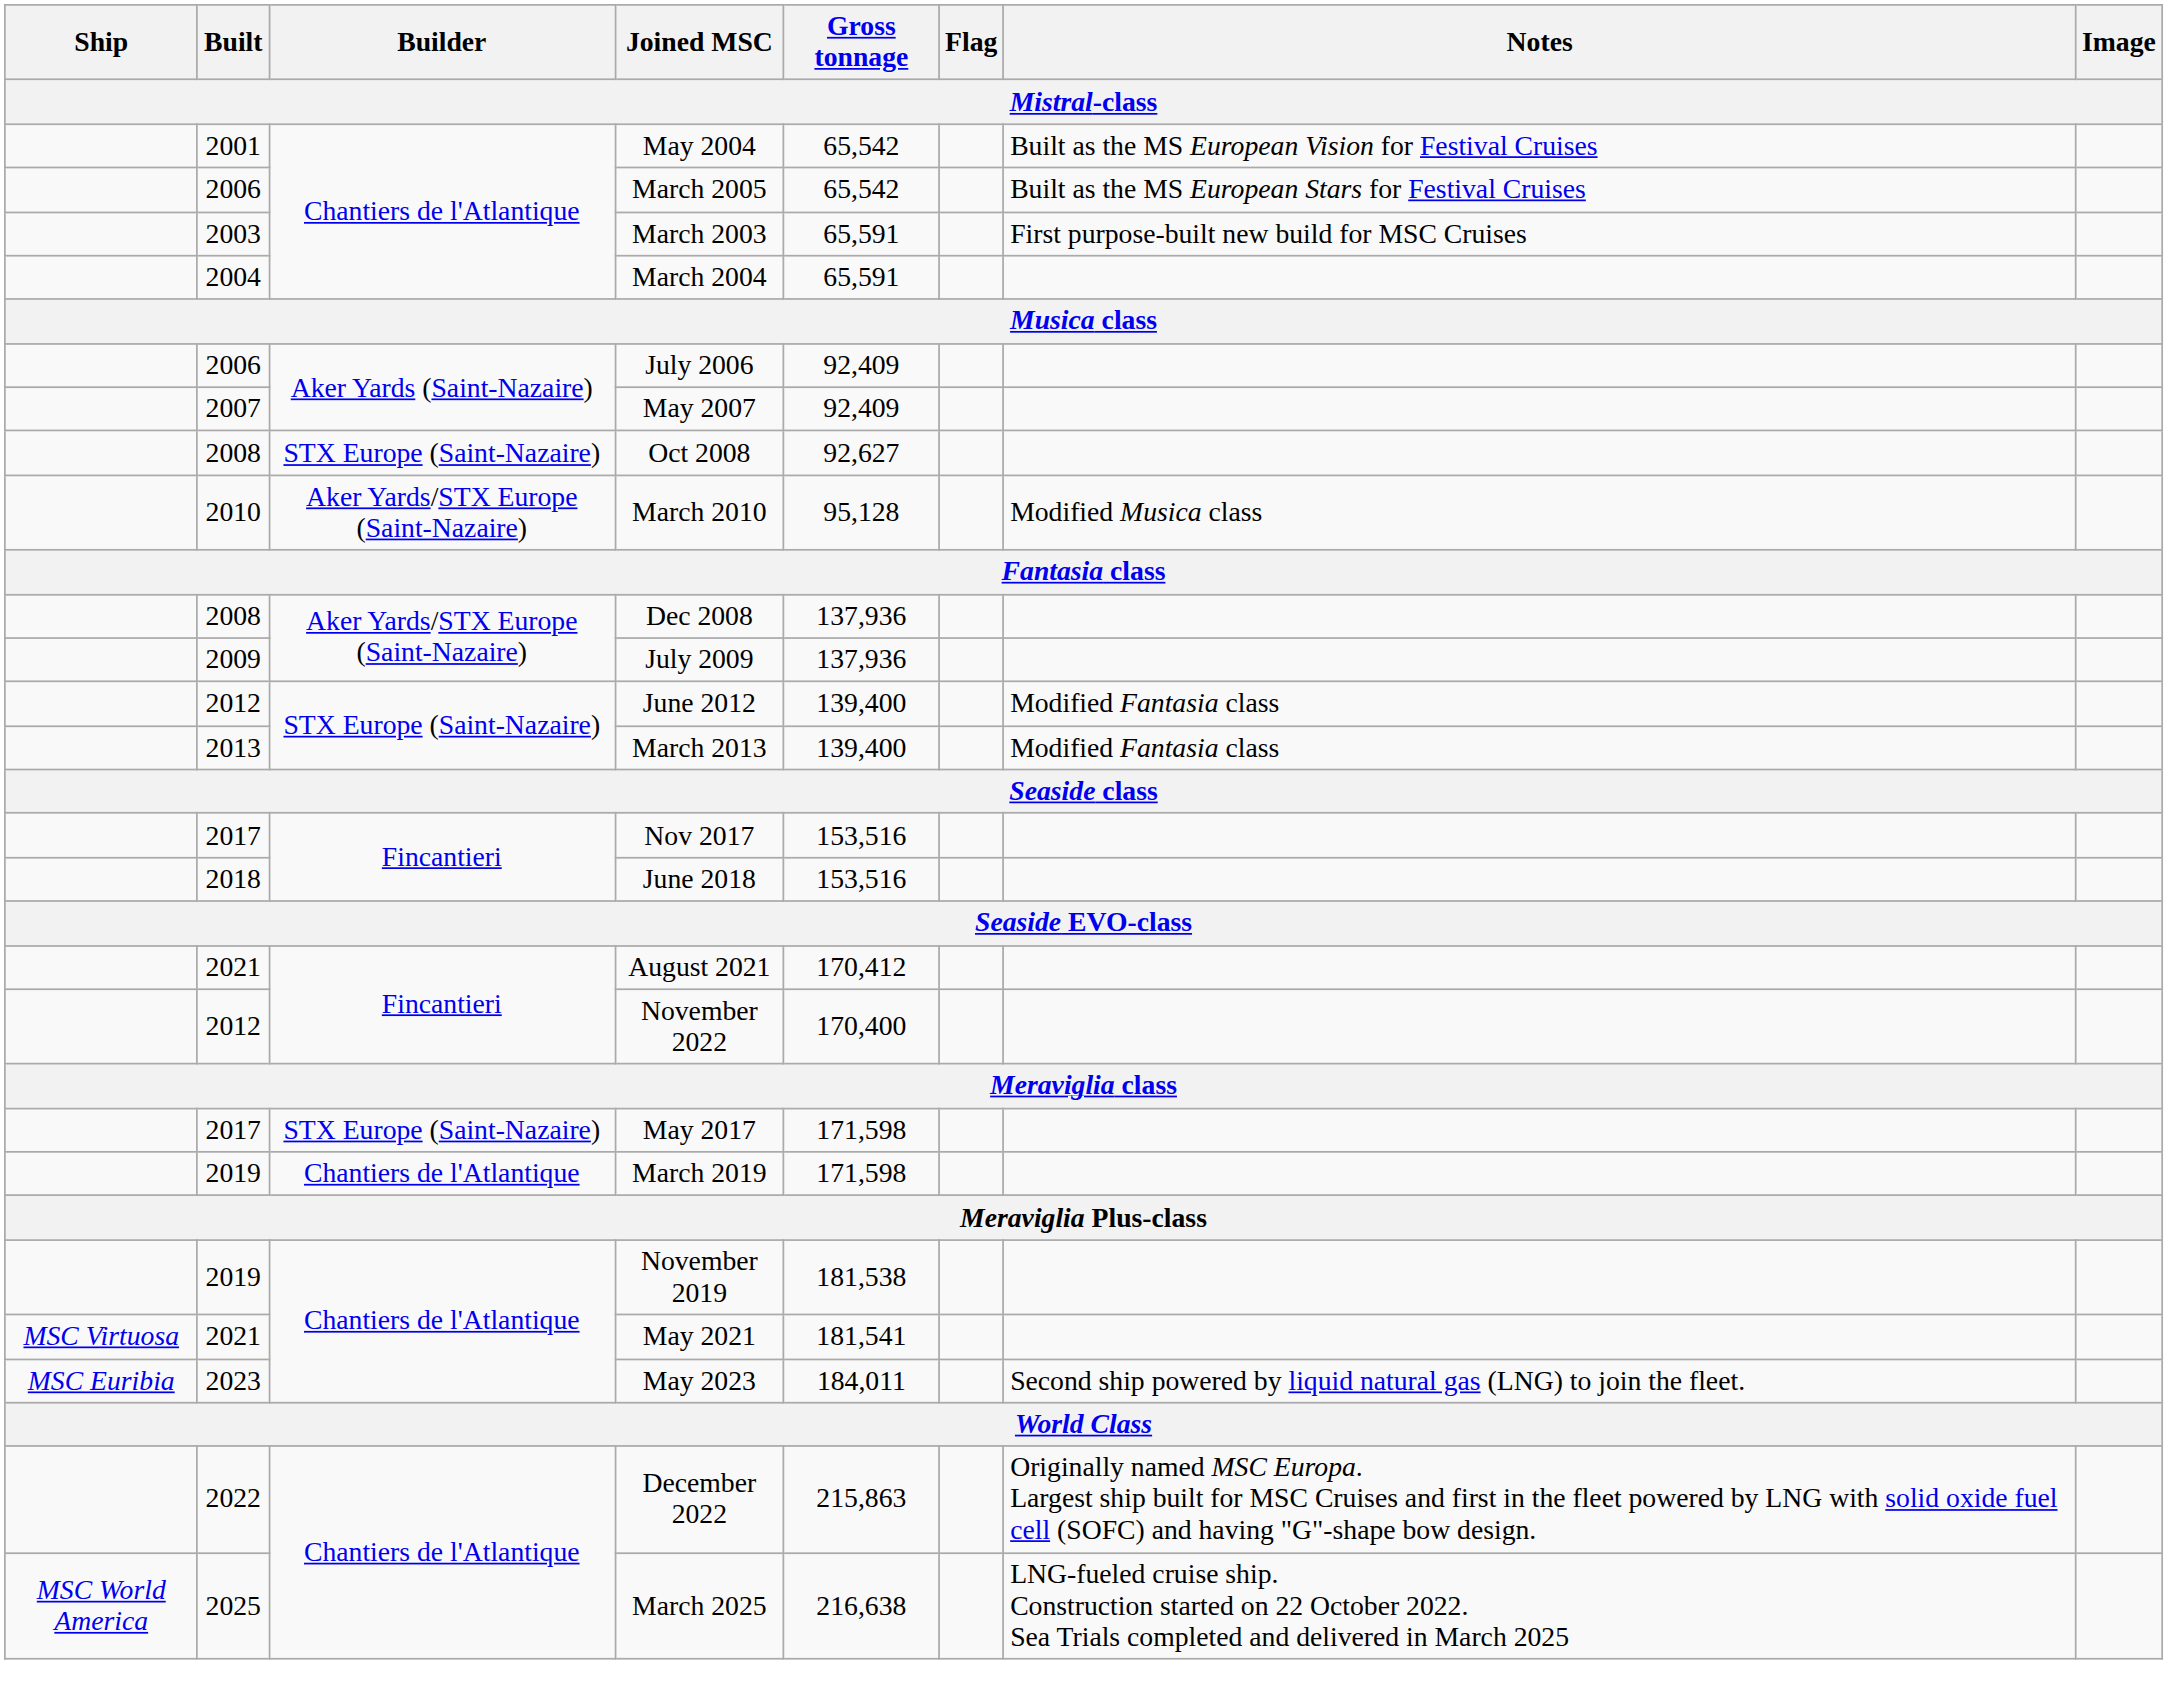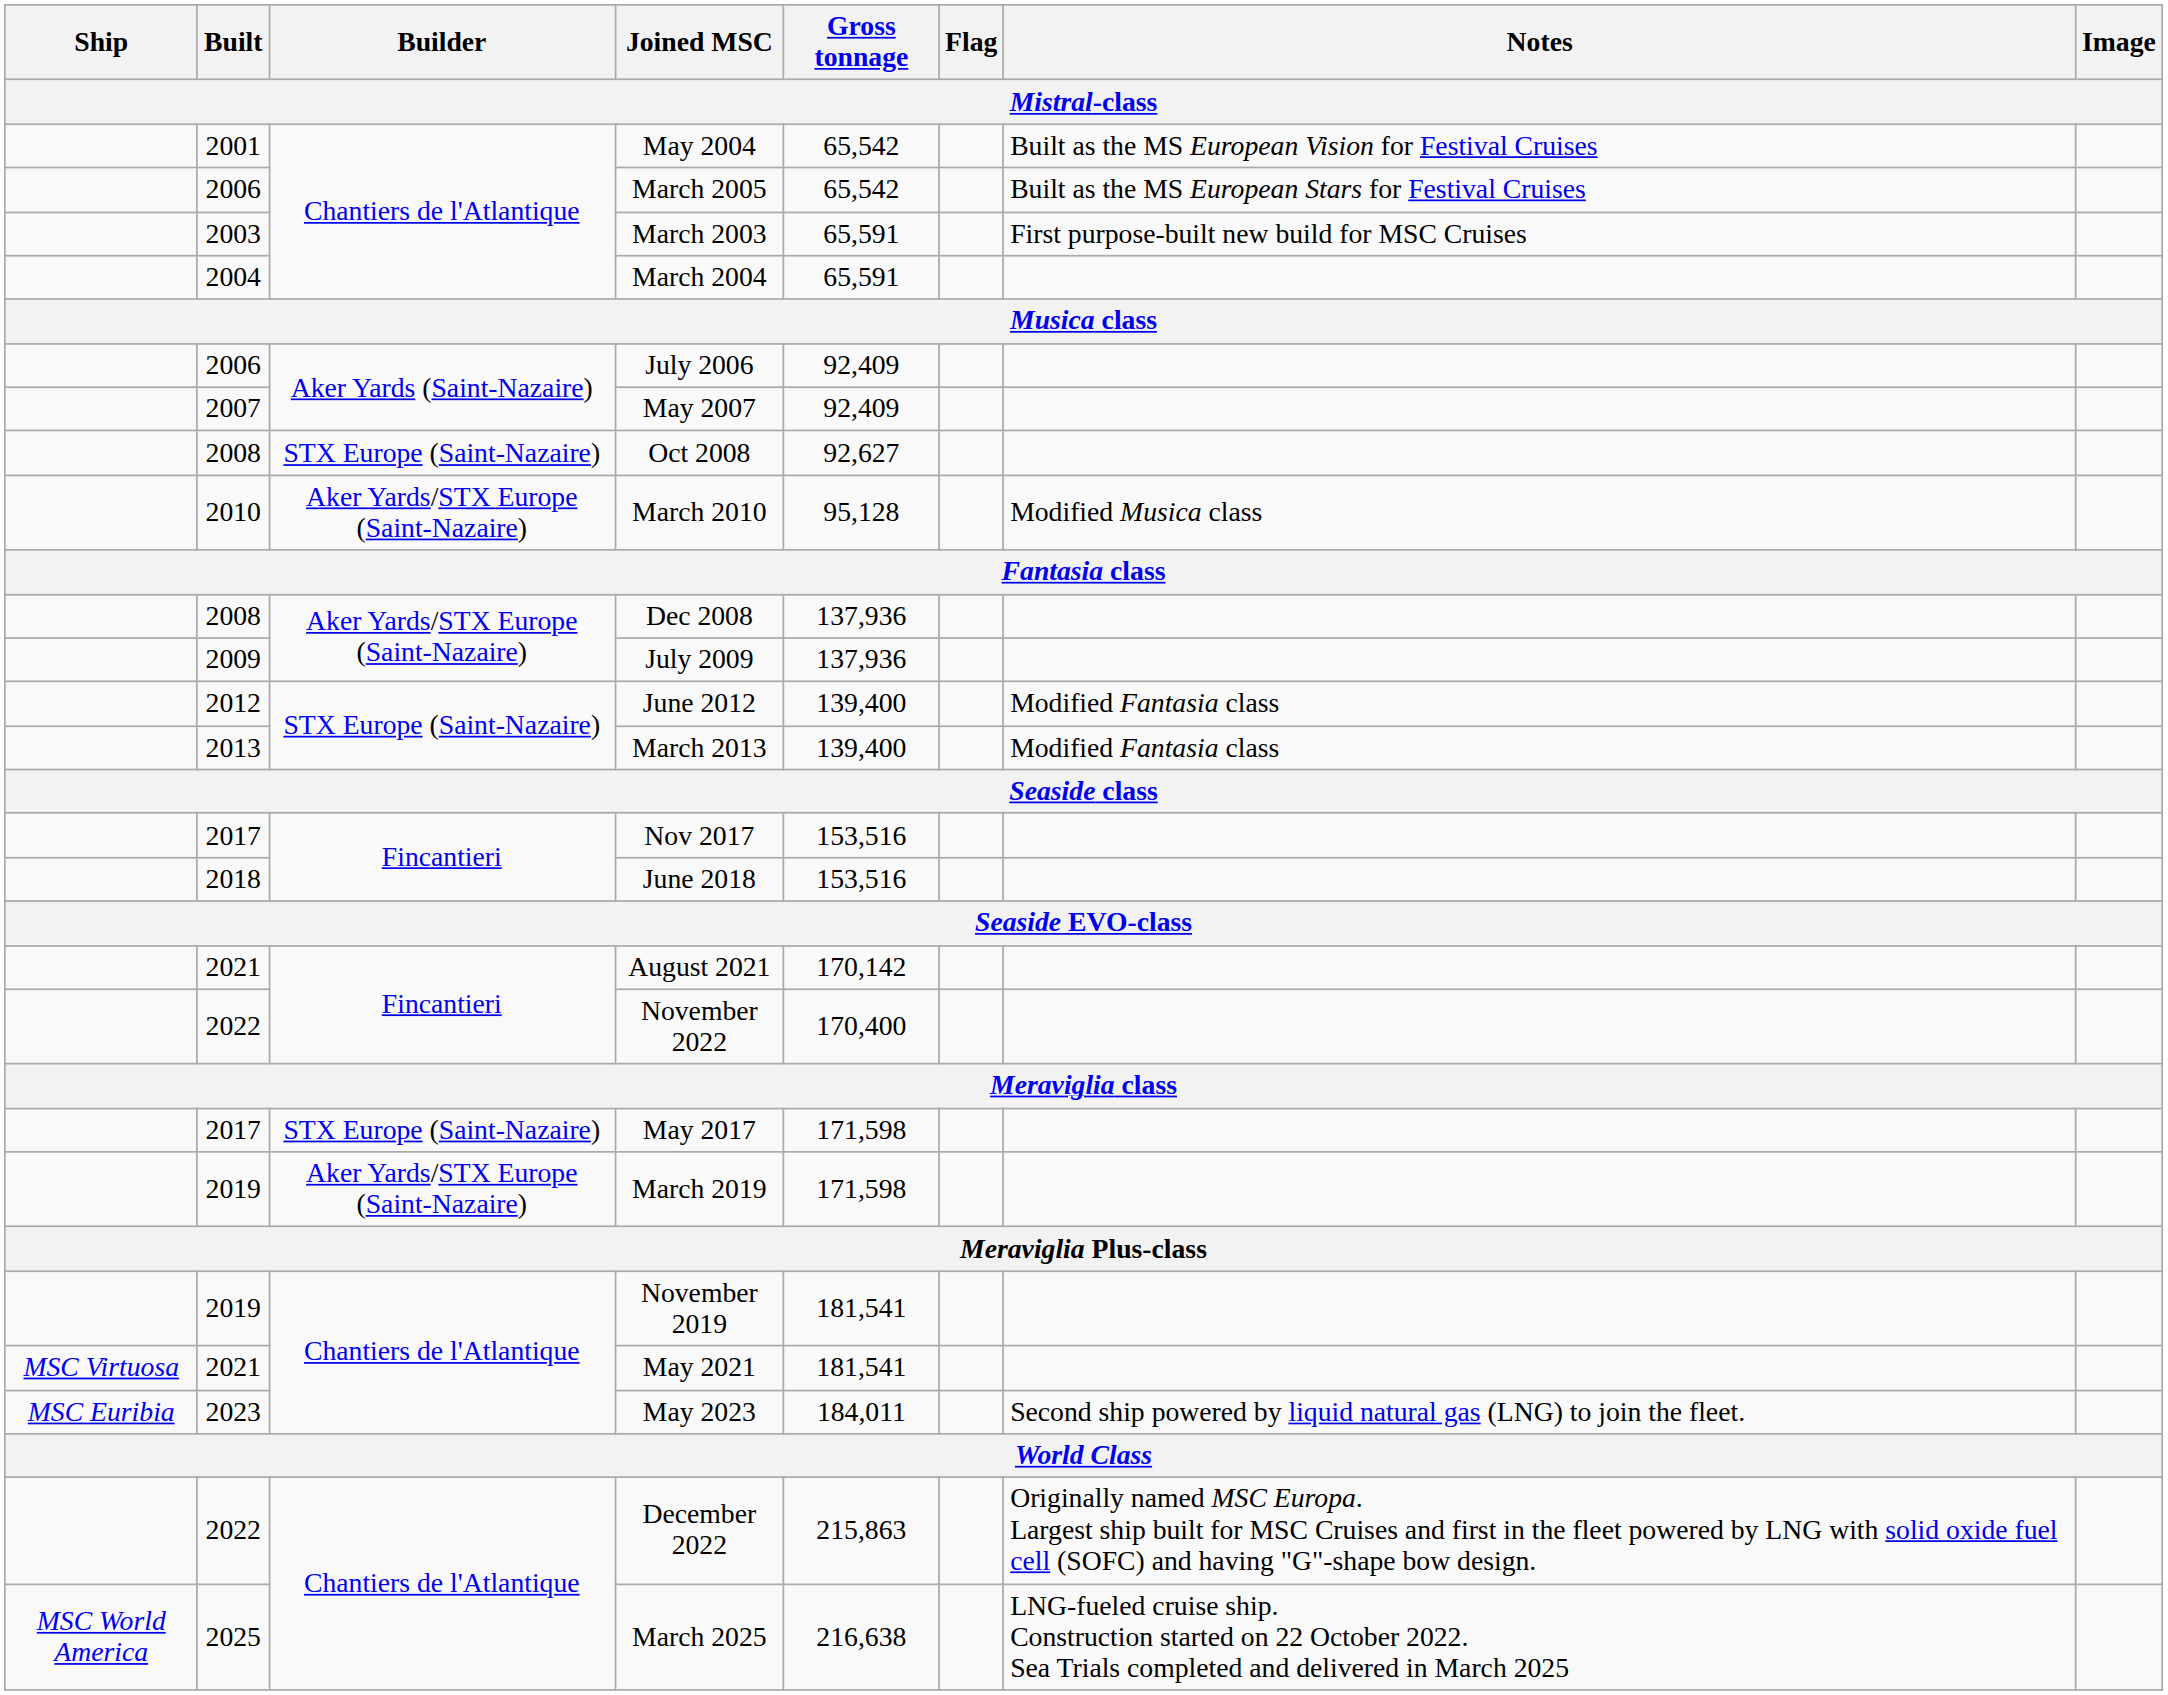(861, 966) 170,412 -> (861, 966) 170,142
(233, 1026) 2012 -> (233, 1026) 2022
(442, 1173) Chantiers de l'Atlantique -> (442, 1189) Aker Yards/STX Europe (Saint-Nazaire)
(861, 1276) 181,538 -> (861, 1307) 181,541
